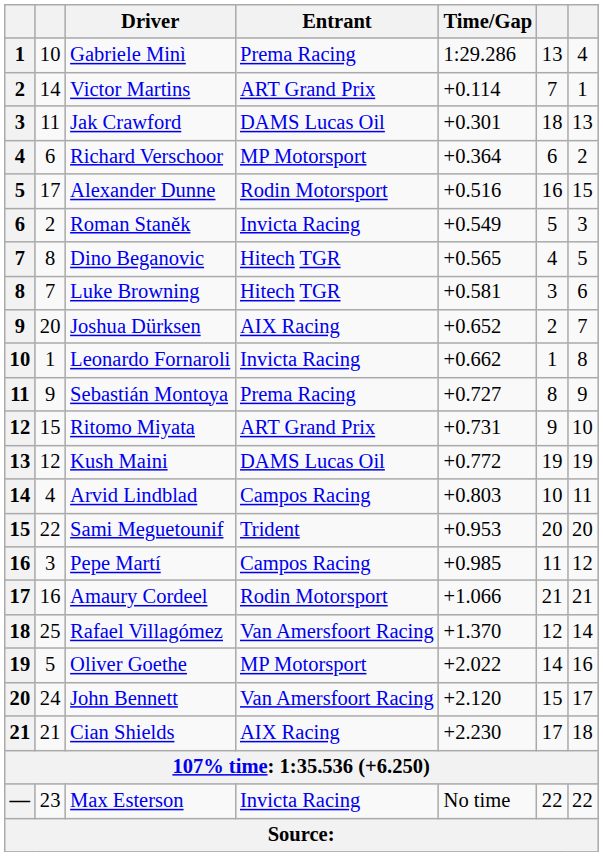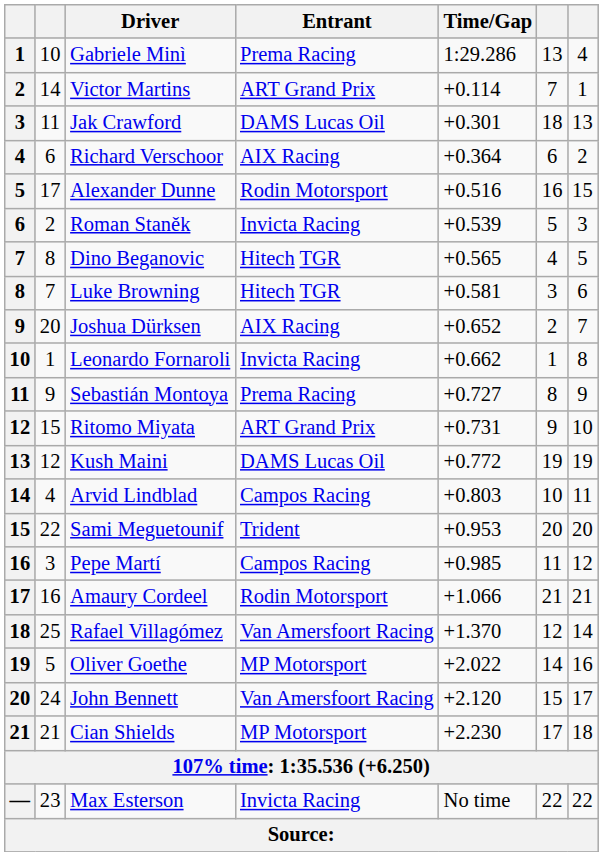(303, 156) MP Motorsport -> (290, 156) AIX Racing
(472, 224) +0.549 -> (472, 224) +0.539
(290, 732) AIX Racing -> (303, 732) MP Motorsport
